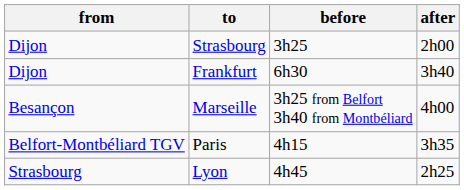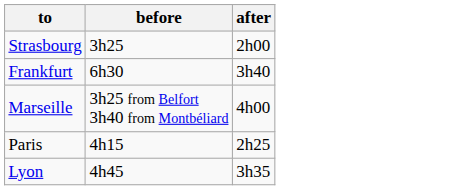- column: (97, 17)
(437, 144) 3h35 -> (253, 144) 2h25
(437, 171) 2h25 -> (253, 171) 3h35
